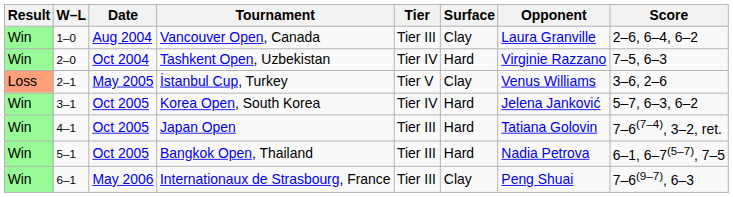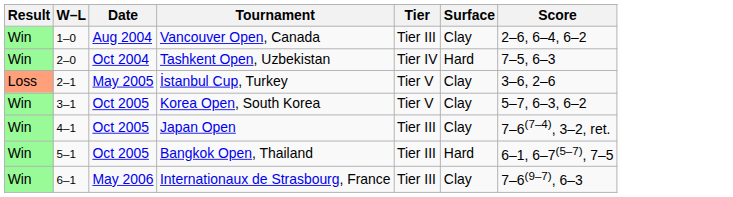- column: (554, 15)
(417, 103) Tier IV -> (415, 103) Tier V
(459, 103) Hard -> (458, 103) Clay
(459, 127) Hard -> (458, 127) Clay
